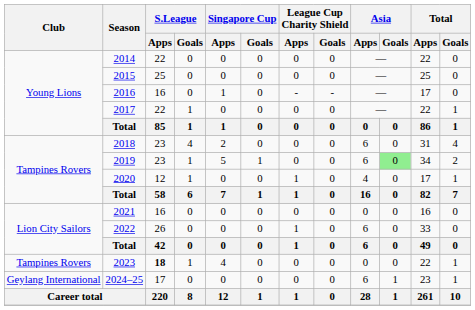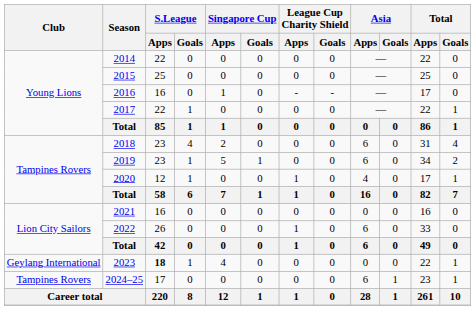(395, 161) lightgreen background -> (395, 161) no background
(54, 263) Tampines Rovers -> (54, 263) Geylang International
(54, 280) Geylang International -> (54, 280) Tampines Rovers
